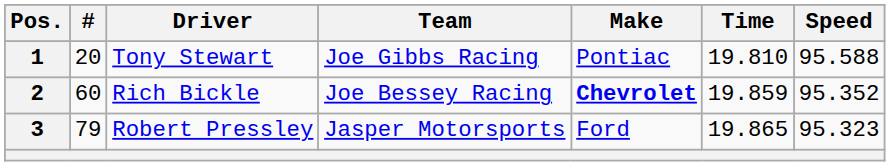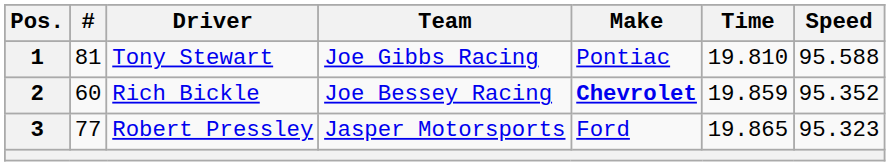(88, 59) 20 -> (88, 59) 81
(88, 132) 79 -> (88, 132) 77
